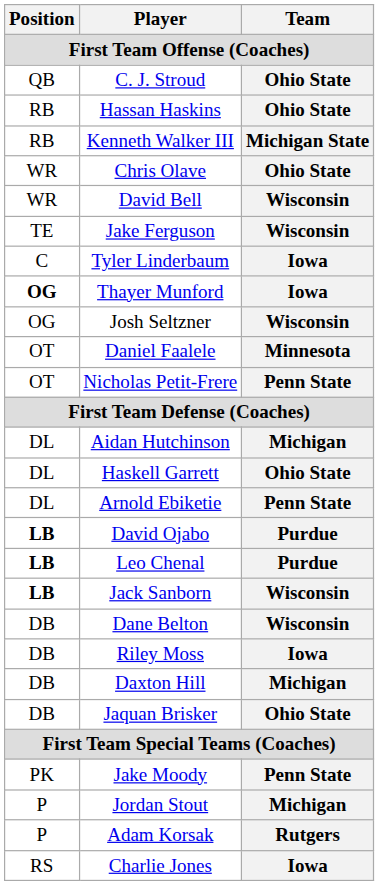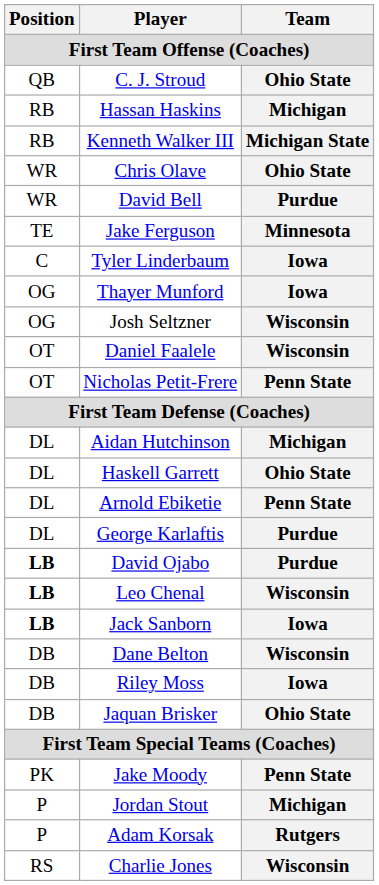(308, 110) Ohio State -> (308, 110) Michigan
(308, 200) Wisconsin -> (308, 200) Purdue
(308, 230) Wisconsin -> (308, 230) Minnesota
(42, 291) bold -> (42, 291) normal
(308, 351) Minnesota -> (308, 351) Wisconsin
+ row: (160, 532)
(308, 563) Purdue -> (308, 593) Wisconsin
(308, 593) Wisconsin -> (308, 623) Iowa
- row: (160, 683)
(308, 865) Iowa -> (308, 865) Wisconsin
